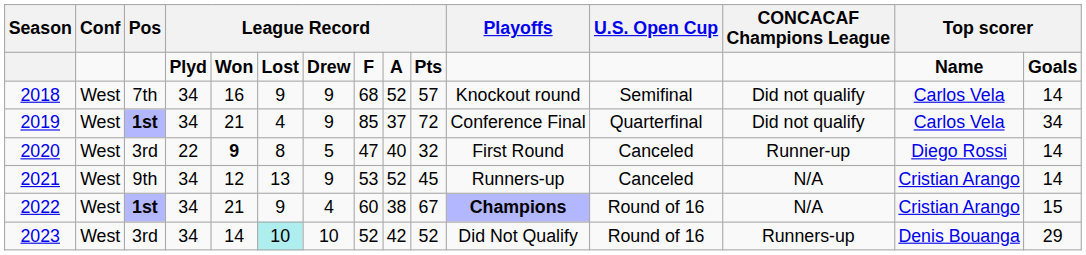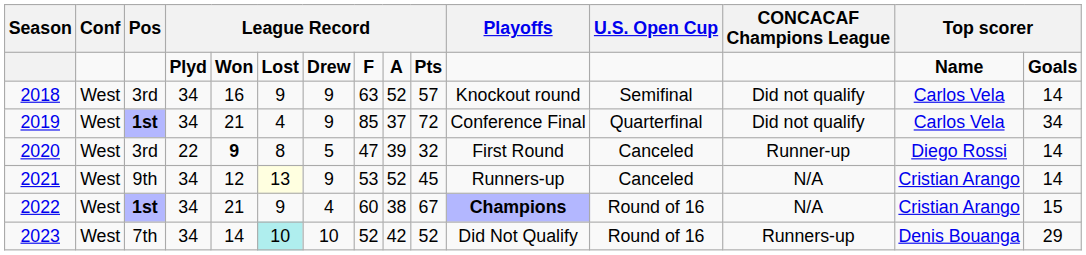(145, 94) 7th -> (145, 94) 3rd
(369, 94) 68 -> (369, 94) 63
(397, 151) 40 -> (397, 151) 39
(280, 179) no background -> (280, 179) lightyellow background
(145, 235) 3rd -> (145, 235) 7th
